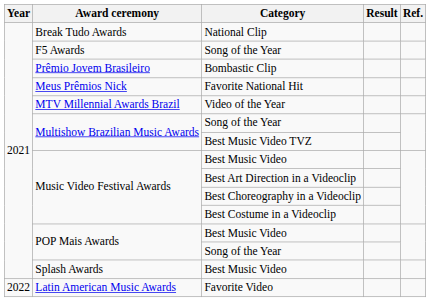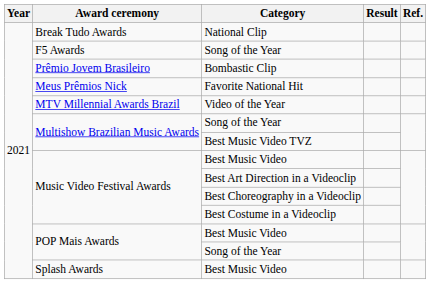- row: (106, 287)
